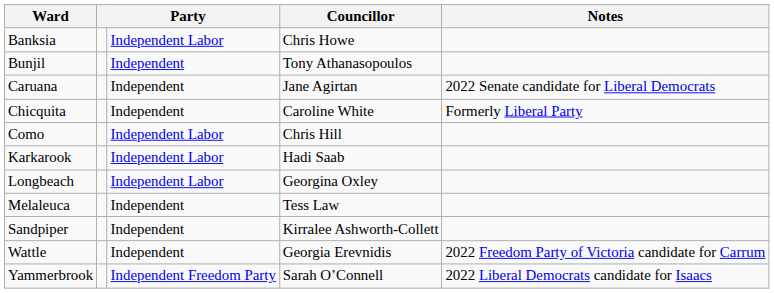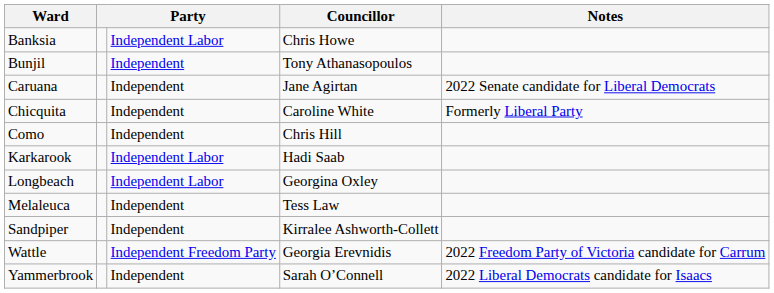(167, 134) Independent Labor -> (147, 134) Independent
(147, 252) Independent -> (193, 252) Independent Freedom Party
(193, 275) Independent Freedom Party -> (147, 275) Independent
